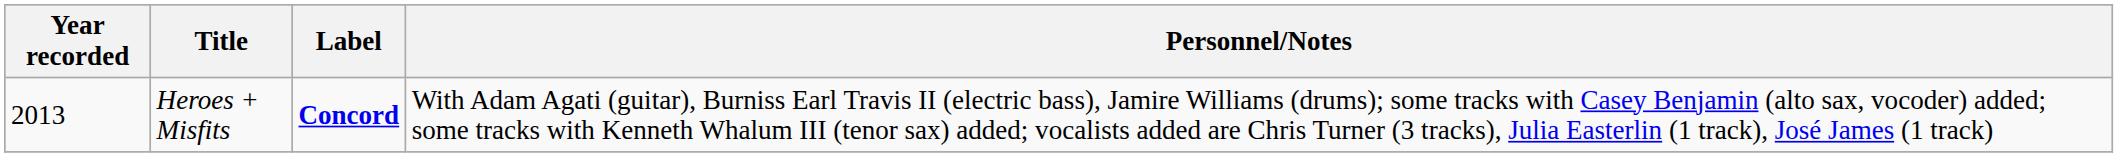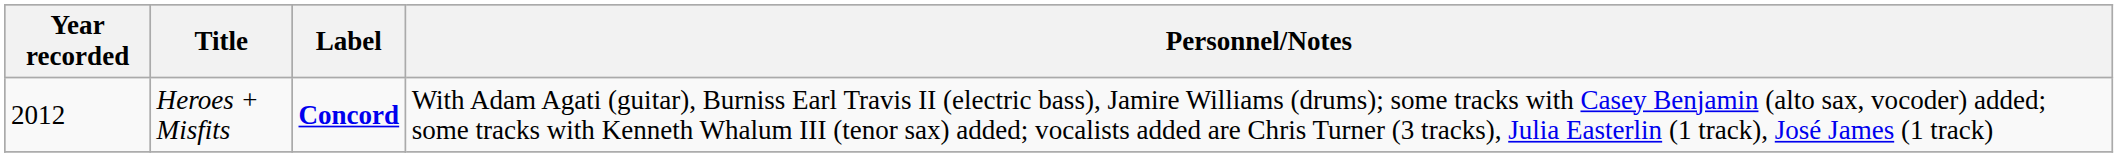(38, 114) 2013 -> (38, 114) 2012
